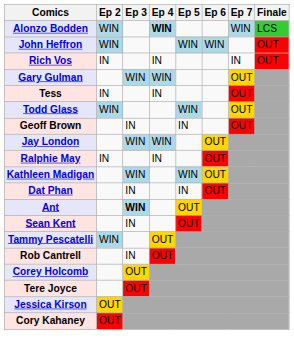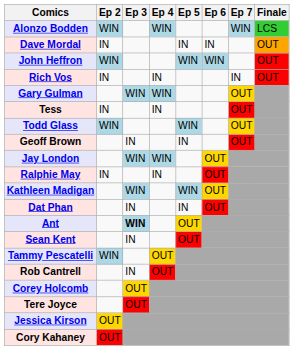(162, 28) bold -> (162, 28) normal
+ row: (50, 45)
